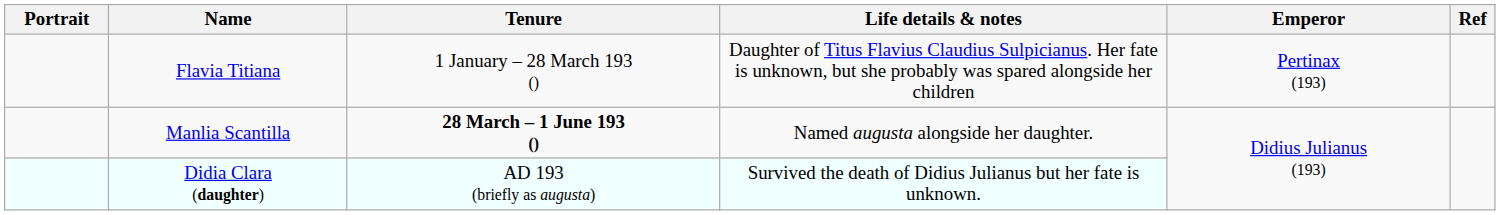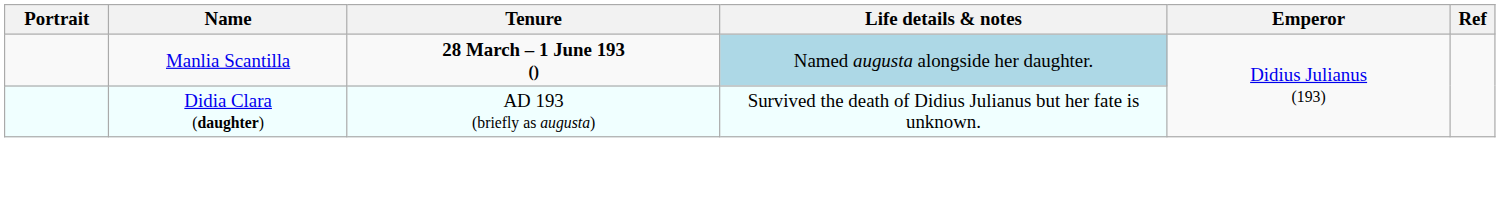- row: (228, 70)
(943, 132) no background -> (943, 60) lightblue background
